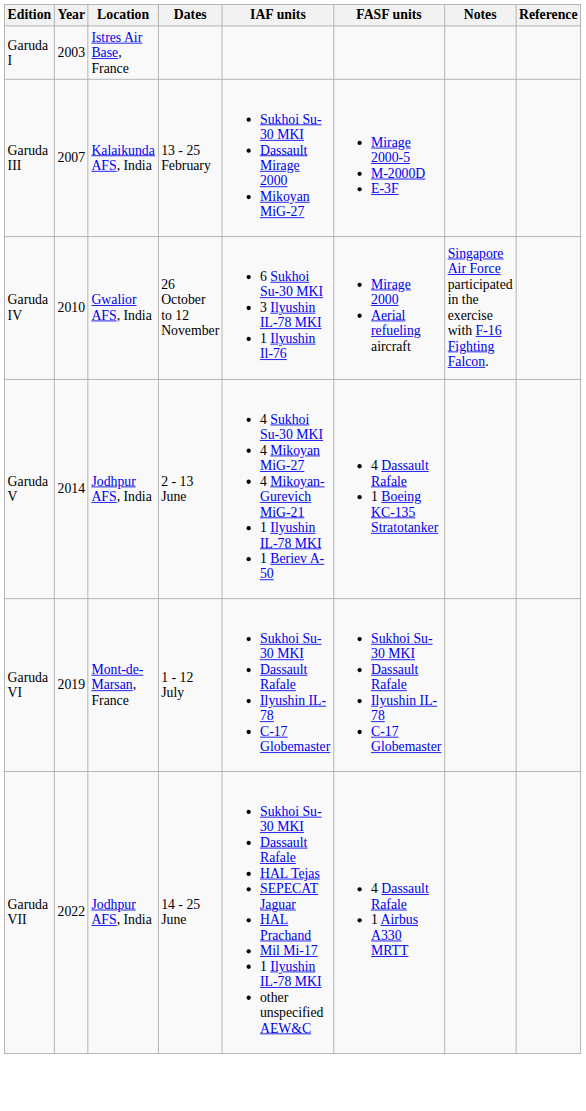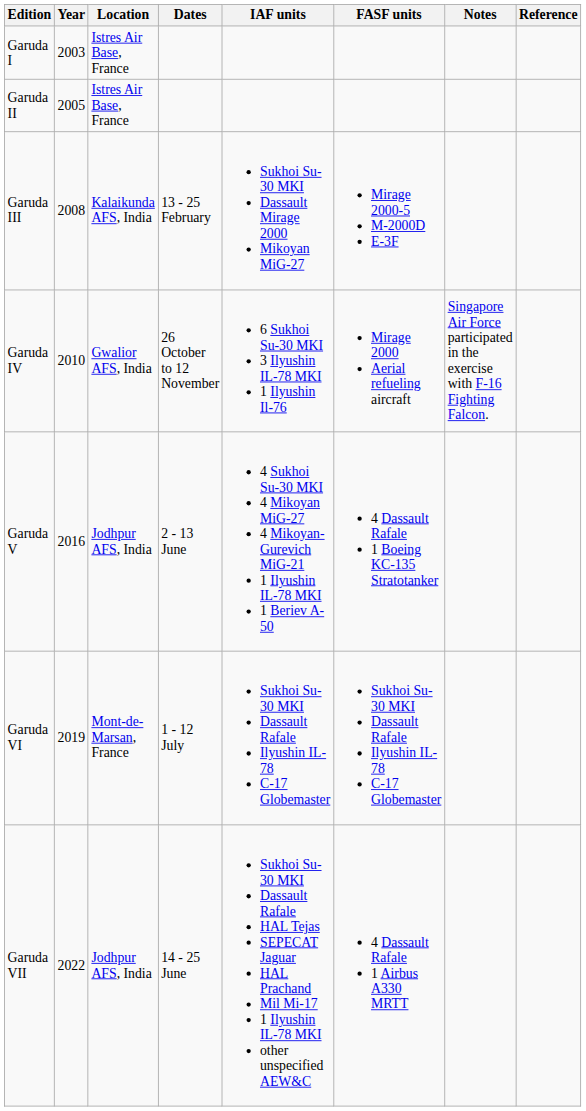+ row: (28, 105)
(71, 157) 2007 -> (71, 210) 2008
(71, 488) 2014 -> (71, 541) 2016
